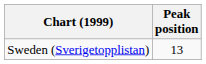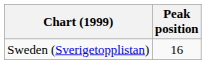(177, 49) 13 -> (177, 49) 16
